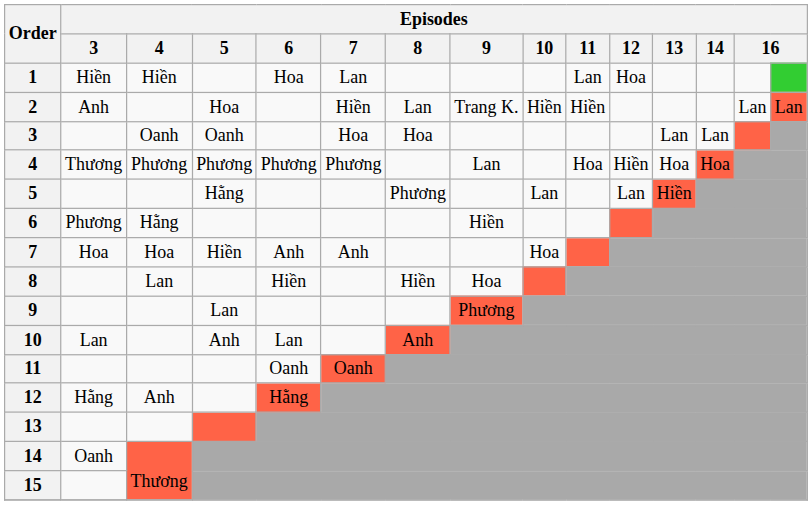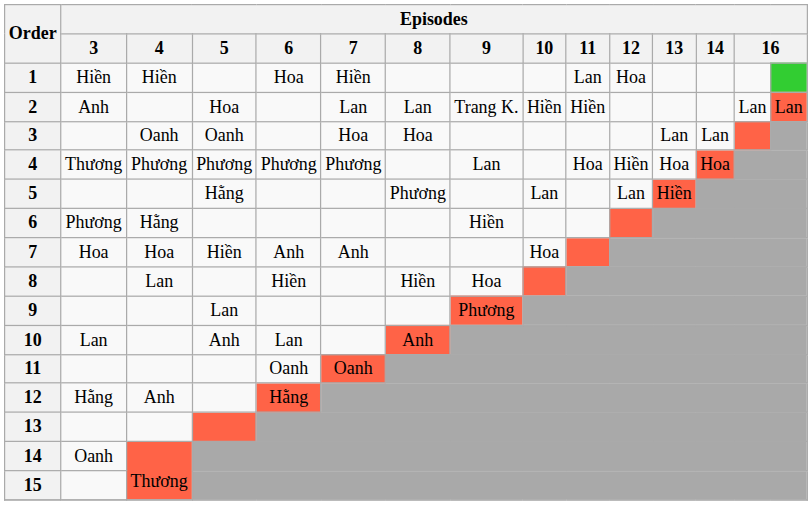(353, 77) Lan -> (353, 77) Hiền
(353, 106) Hiền -> (353, 106) Lan
